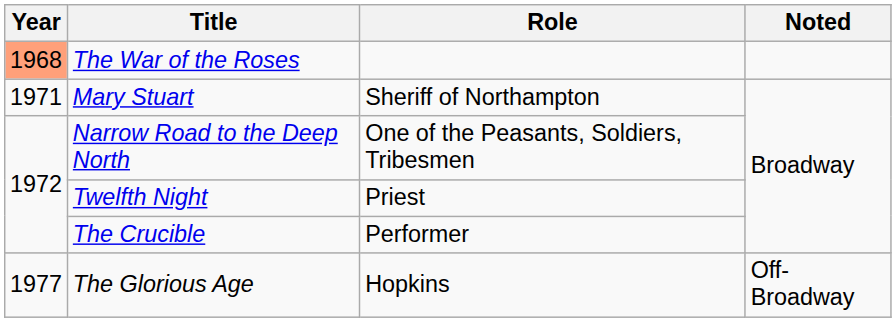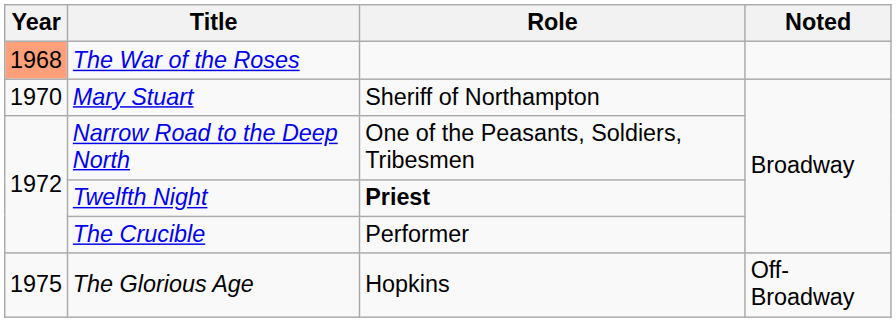(36, 97) 1971 -> (36, 97) 1970
(395, 197) normal -> (398, 197) bold
(36, 284) 1977 -> (36, 284) 1975
